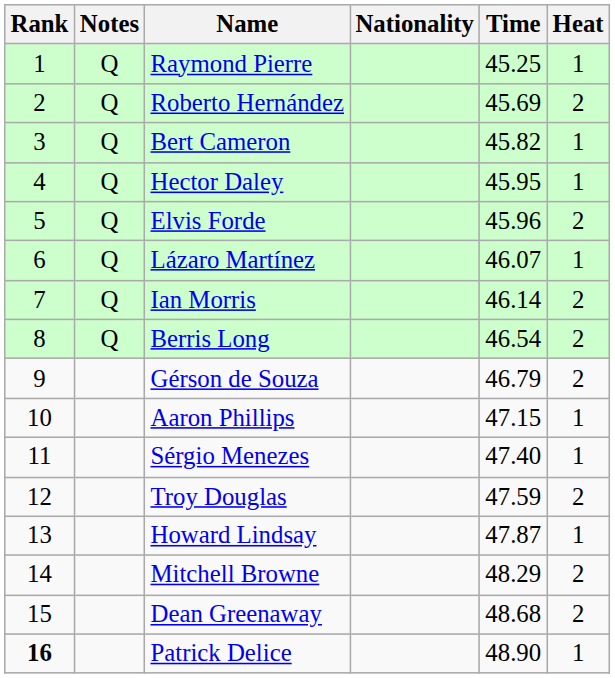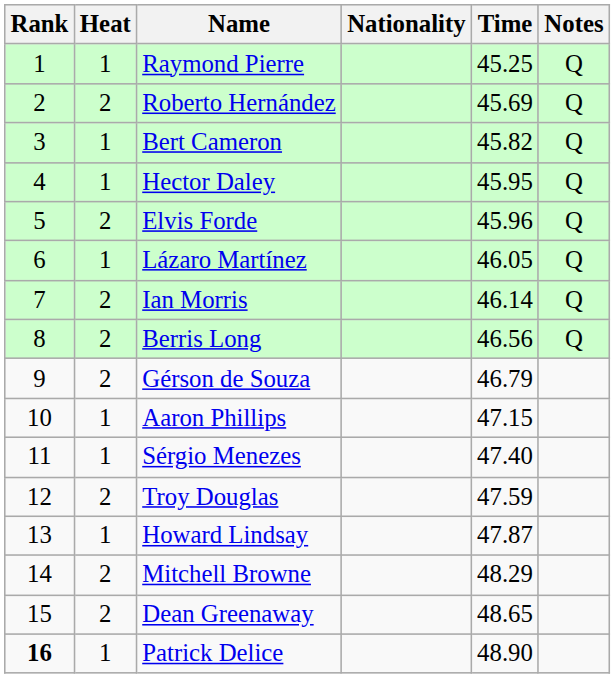columns swapped: (578, 24) <-> (109, 24)
(513, 260) 46.07 -> (505, 260) 46.05
(513, 338) 46.54 -> (505, 338) 46.56
(513, 614) 48.68 -> (505, 614) 48.65
